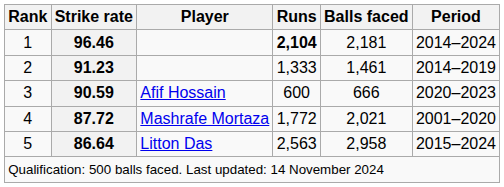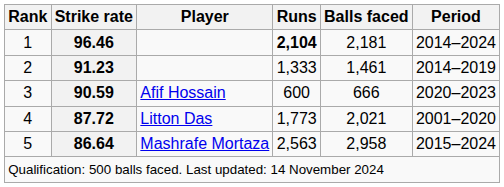(205, 118) Mashrafe Mortaza -> (176, 118) Litton Das
(297, 118) 1,772 -> (297, 118) 1,773
(176, 144) Litton Das -> (205, 144) Mashrafe Mortaza
